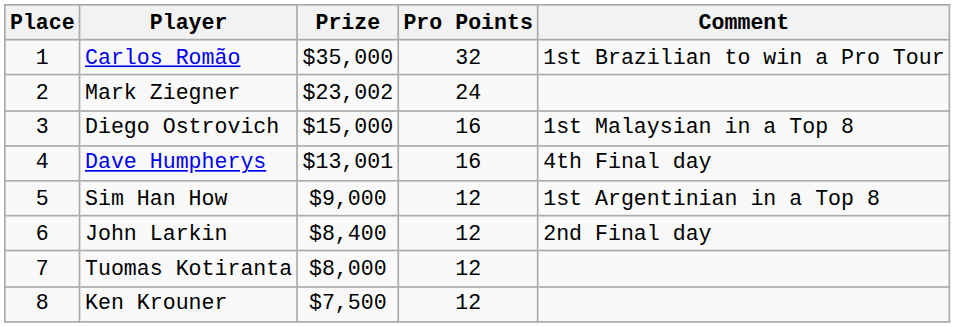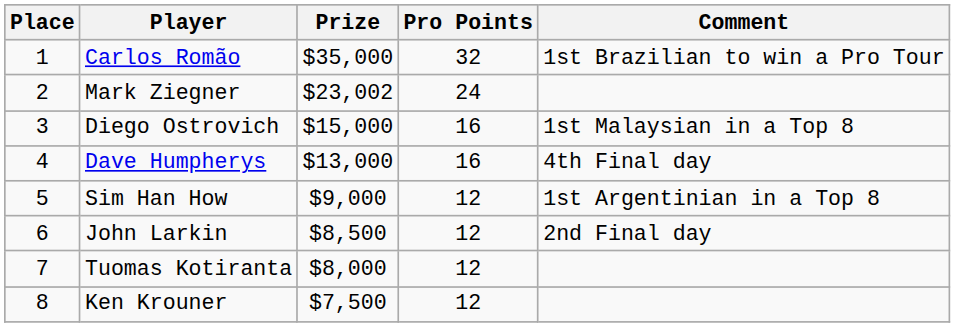(348, 163) $13,001 -> (348, 163) $13,000
(348, 233) $8,400 -> (348, 233) $8,500
